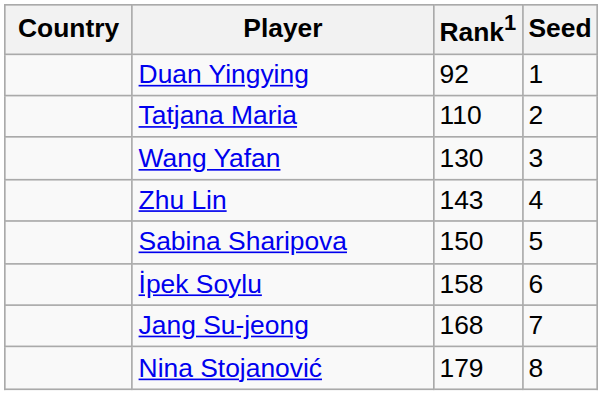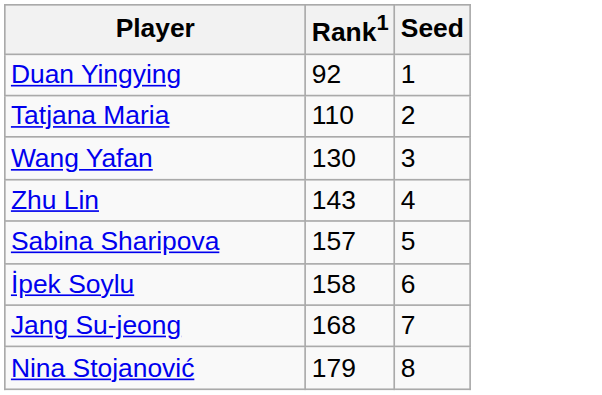- column: (69, 28)
(462, 241) 150 -> (334, 241) 157
